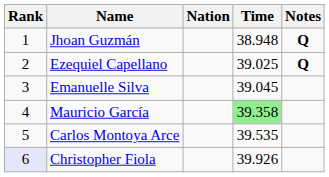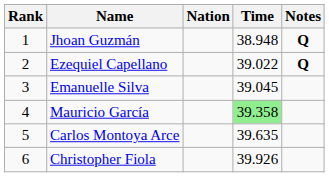(257, 64) 39.025 -> (257, 64) 39.022
(257, 135) 39.535 -> (257, 135) 39.635
(25, 159) lavender background -> (25, 159) no background
